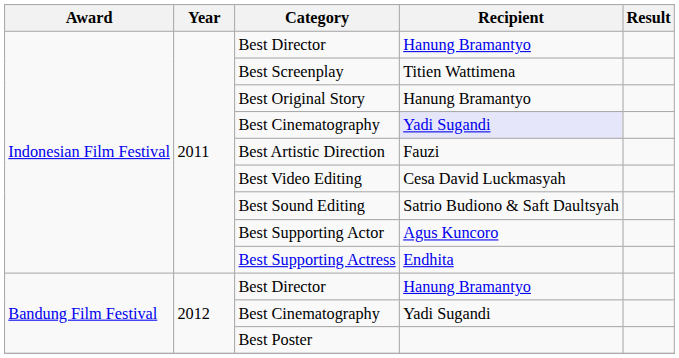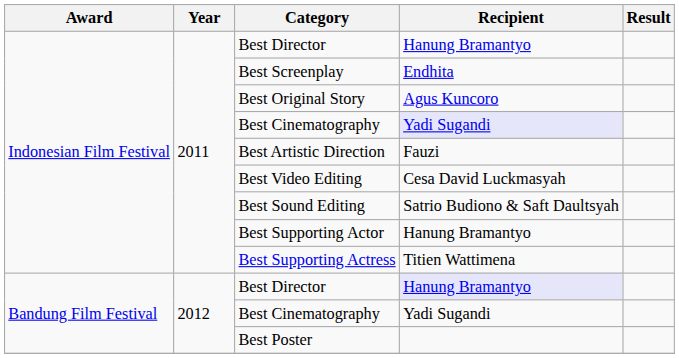(459, 71) Titien Wattimena -> (428, 71) Endhita
(467, 98) Hanung Bramantyo -> (451, 98) Agus Kuncoro
(451, 232) Agus Kuncoro -> (467, 232) Hanung Bramantyo
(428, 259) Endhita -> (459, 259) Titien Wattimena
(467, 286) no background -> (467, 286) lavender background
